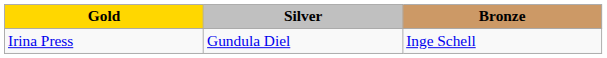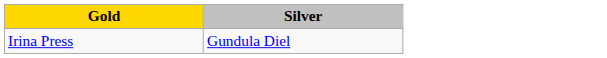- column: (502, 16)
